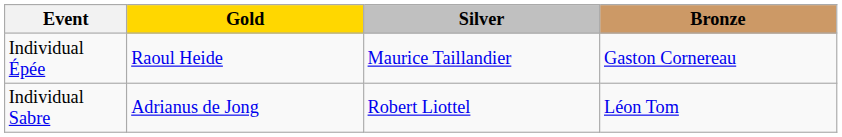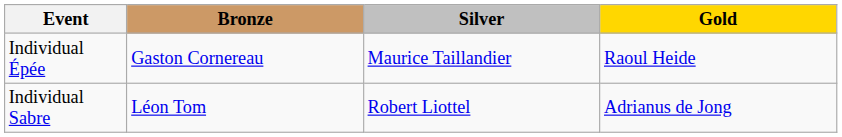columns swapped: (245, 18) <-> (718, 18)
